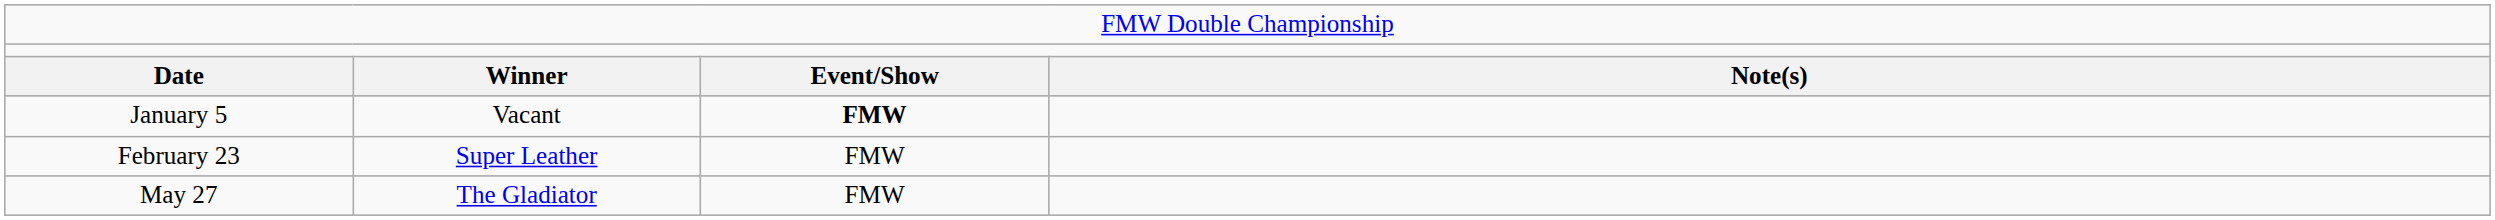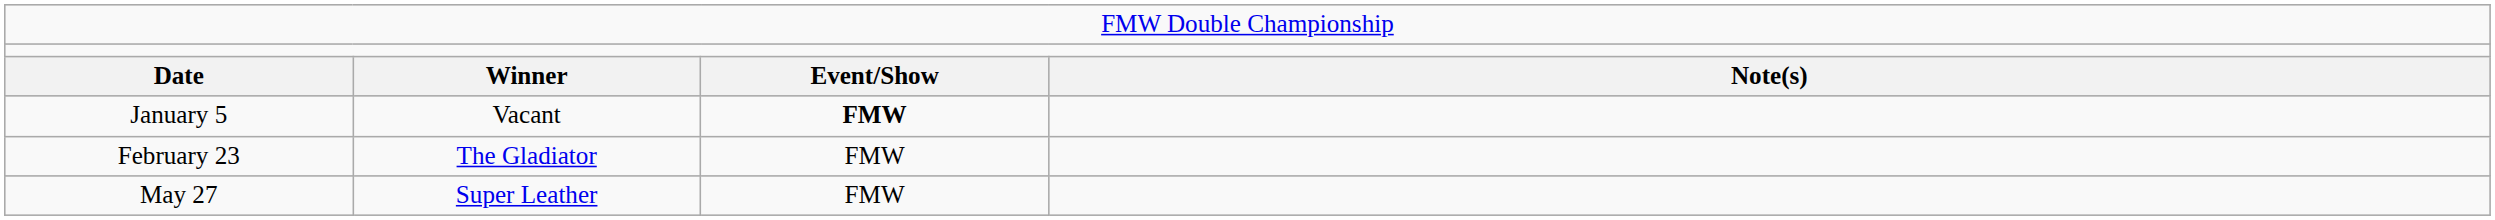(527, 155) Super Leather -> (527, 155) The Gladiator
(527, 195) The Gladiator -> (527, 195) Super Leather
